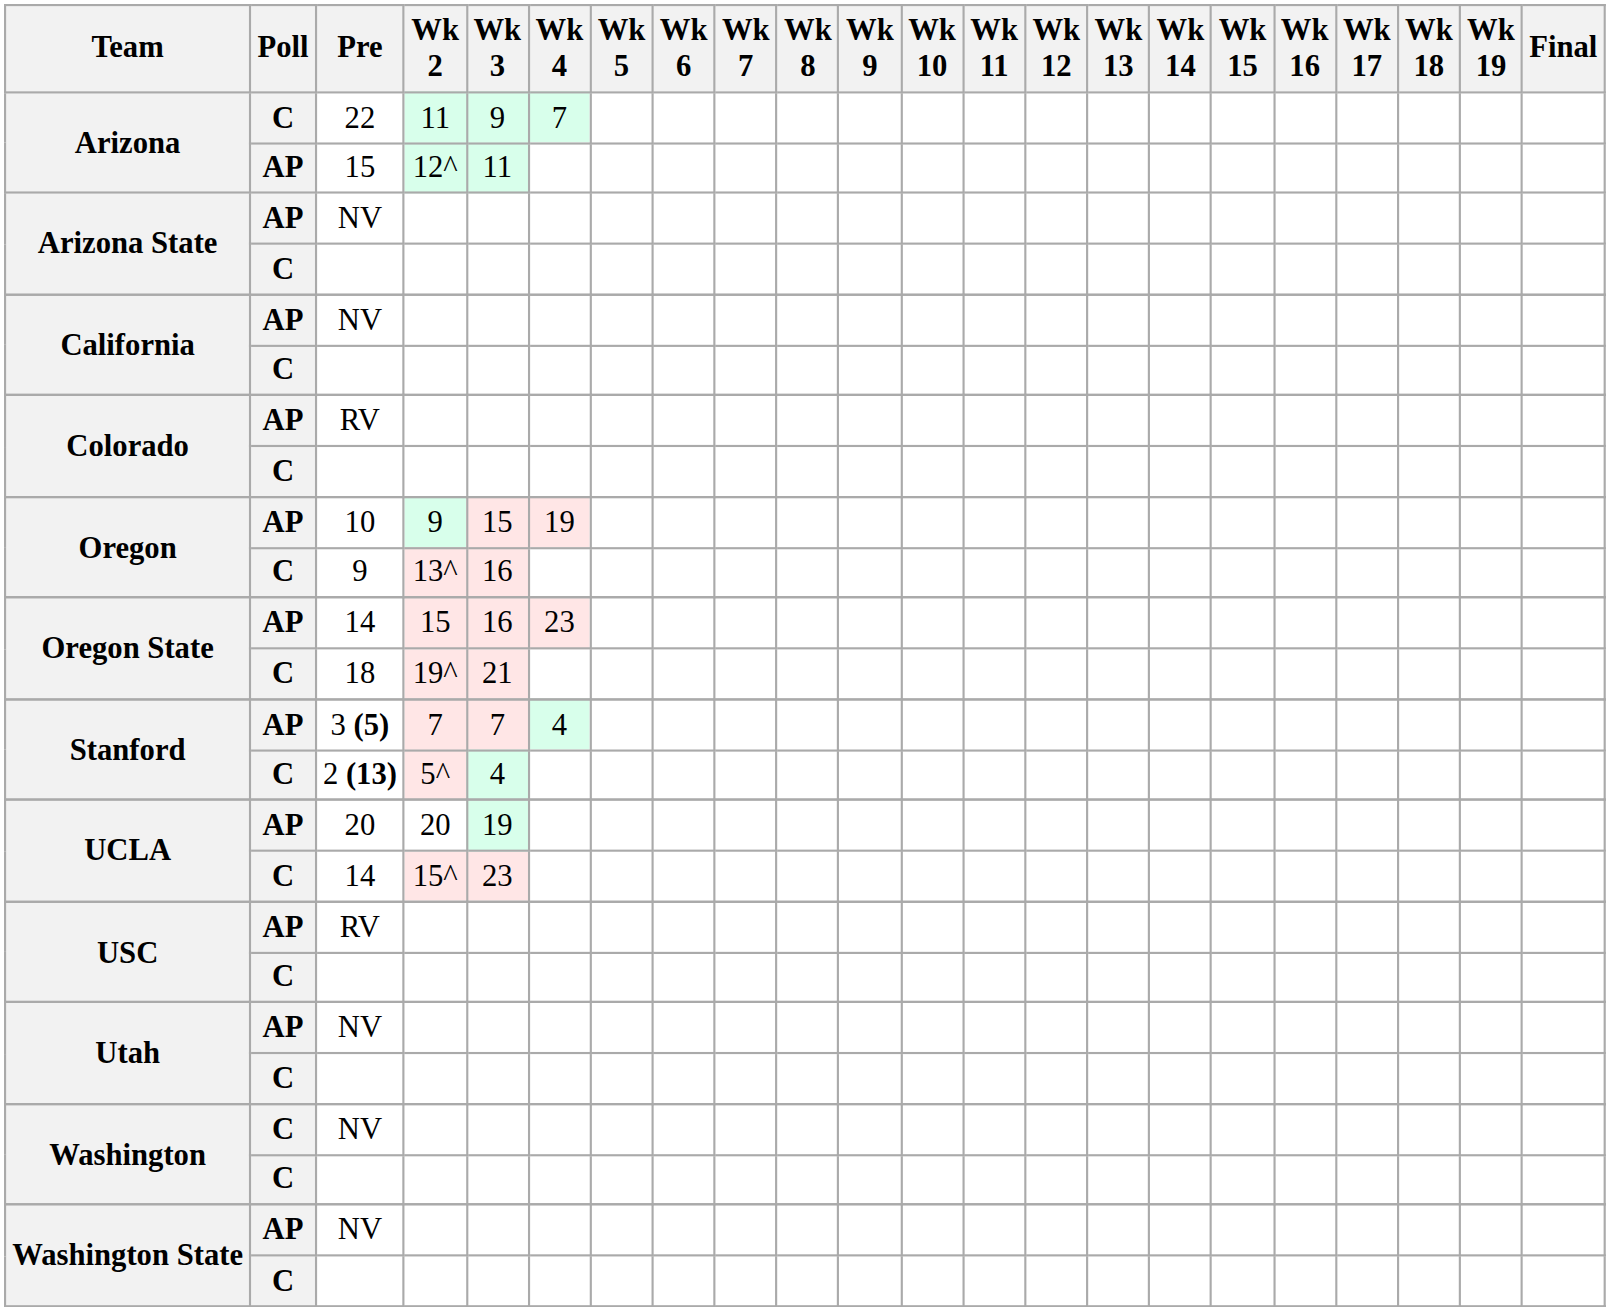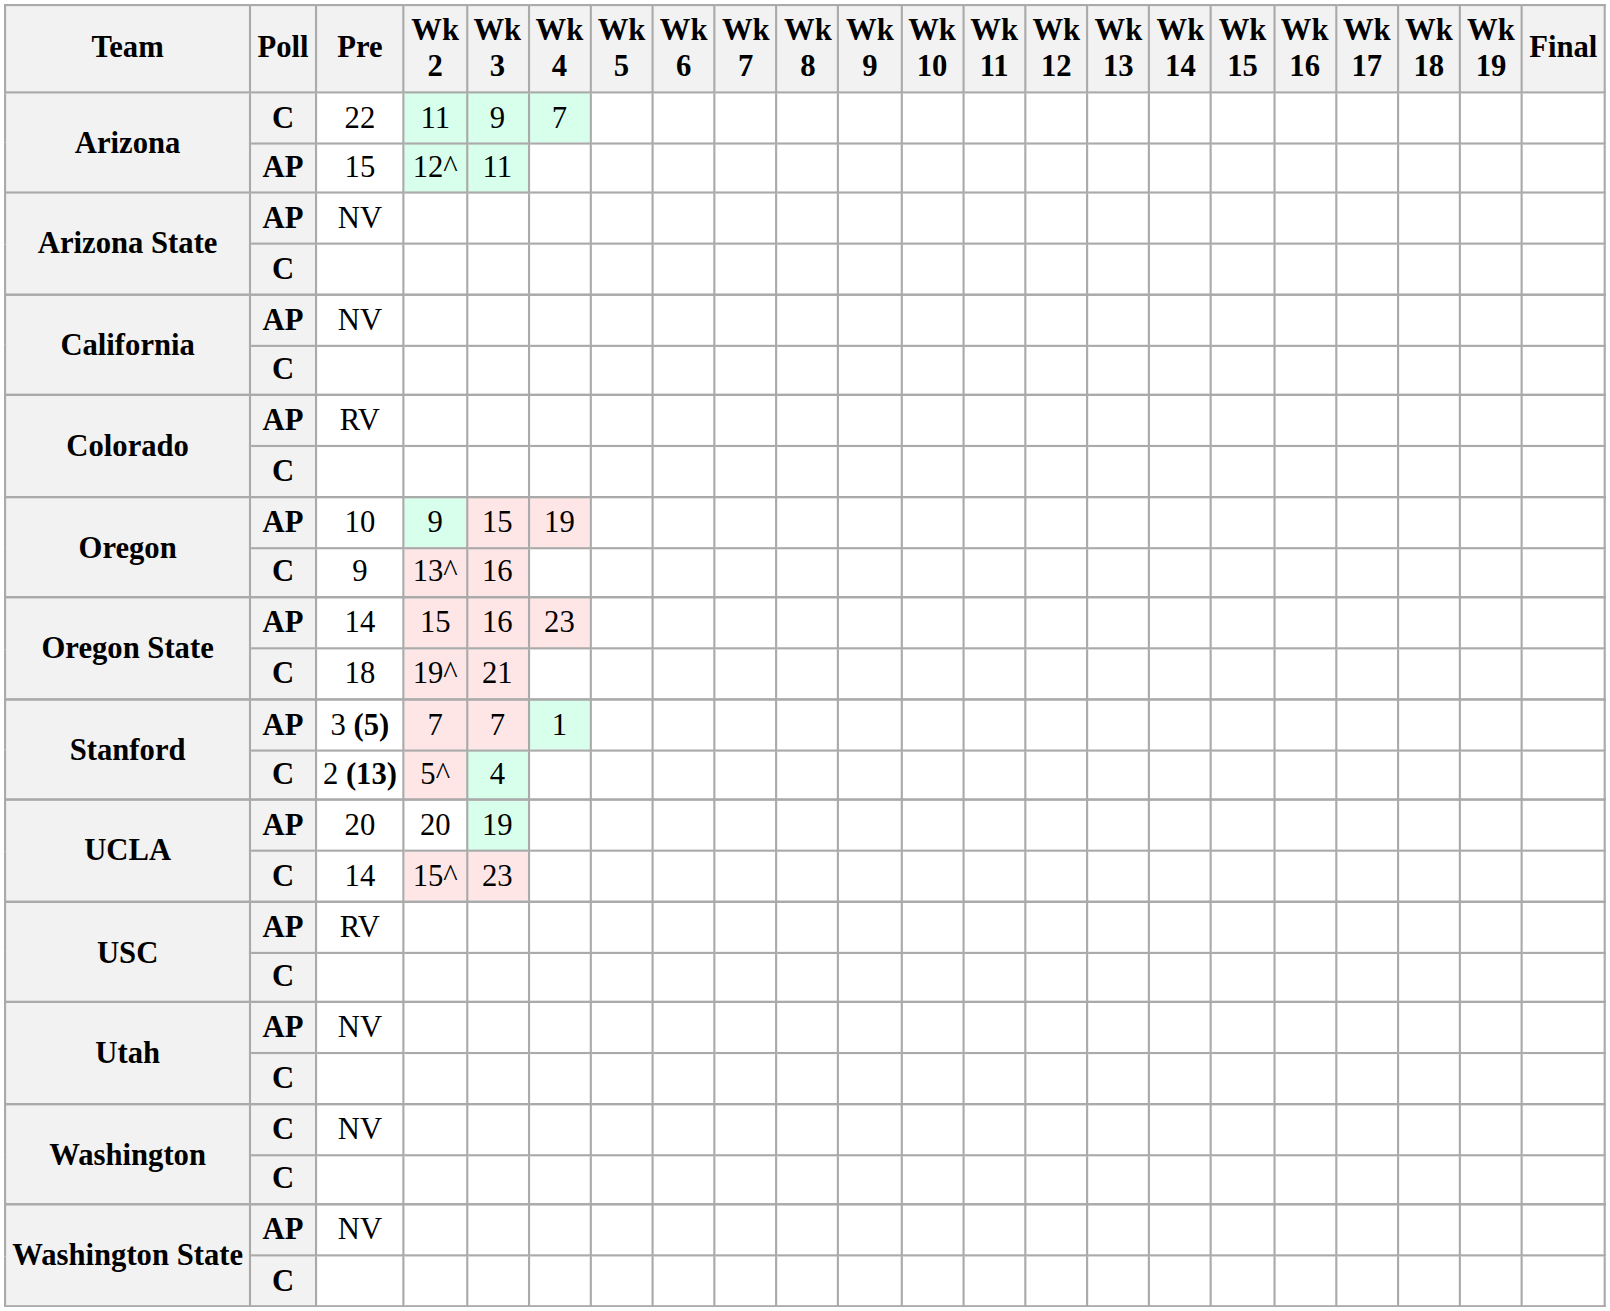(559, 724) 4 -> (559, 724) 1
